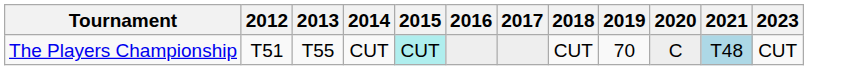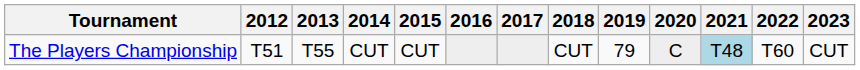+ column: (778, 20)
(420, 50) paleturquoise background -> (420, 50) no background
(624, 50) 70 -> (624, 50) 79
